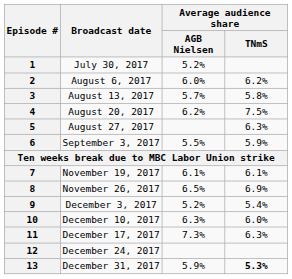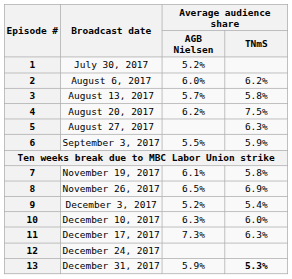(256, 173) 6.1% -> (256, 173) 5.8%
